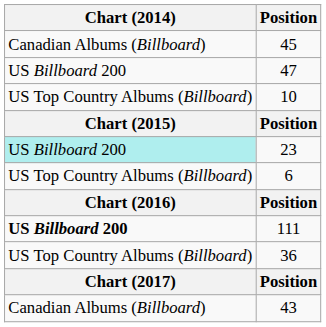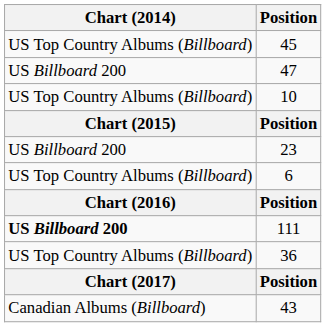(107, 44) Canadian Albums (Billboard) -> (130, 44) US Top Country Albums (Billboard)
(67, 149) paleturquoise background -> (67, 149) no background
